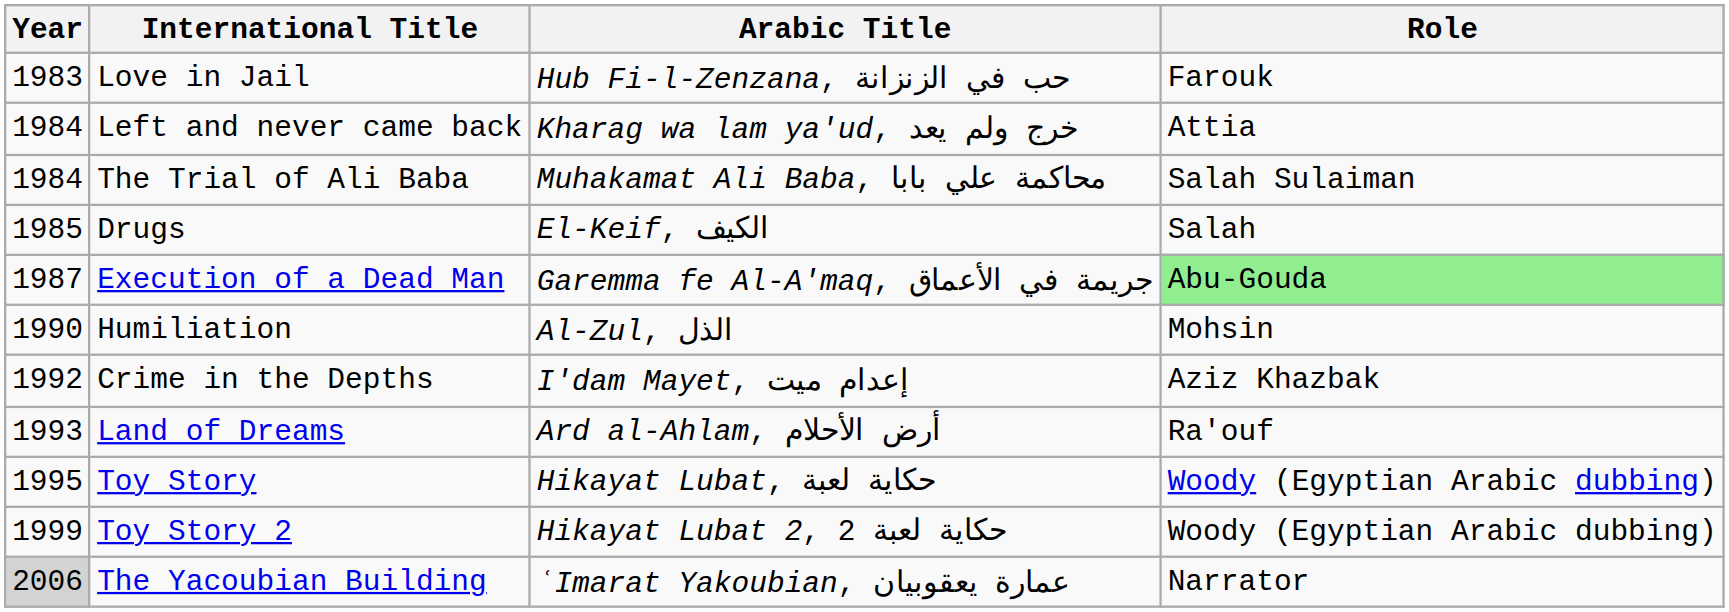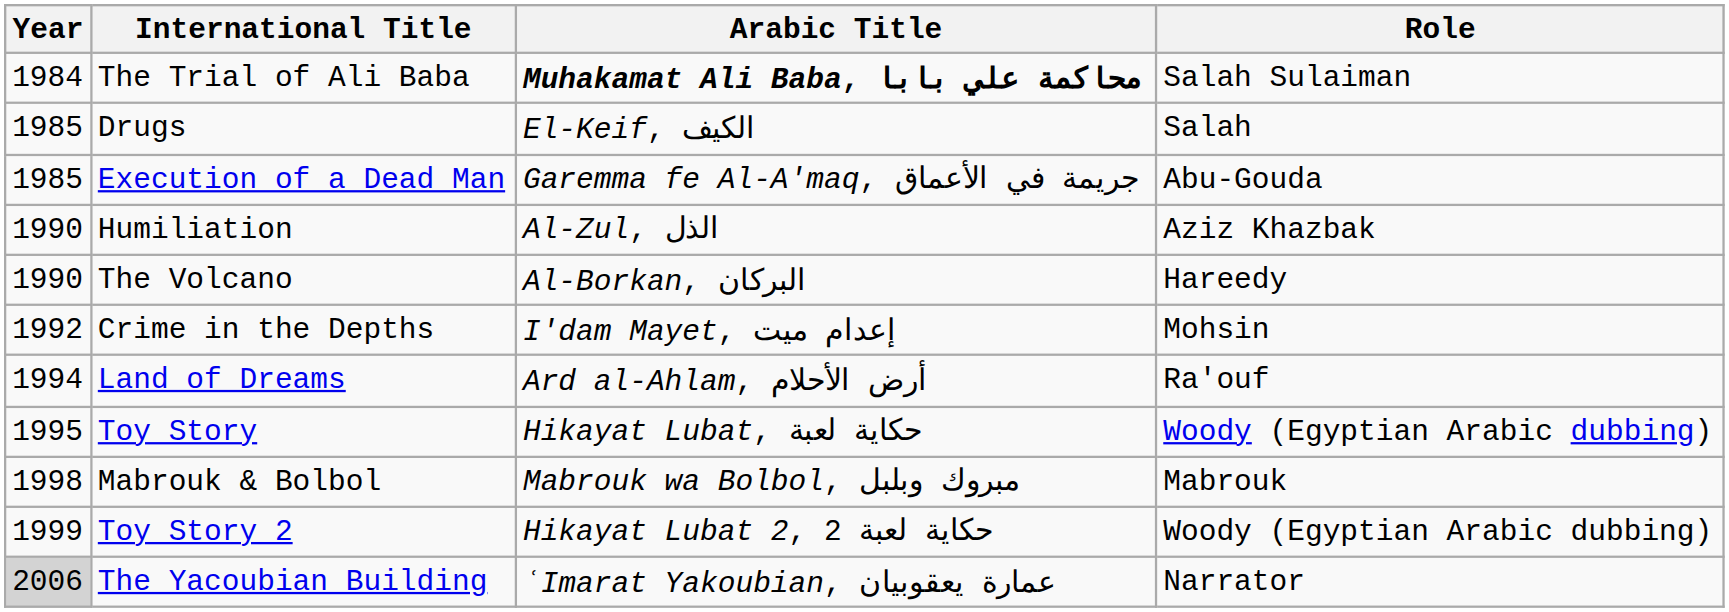- row: (203, 78)
- row: (310, 129)
(821, 180) normal -> (833, 80) bold
(48, 280) 1987 -> (48, 179) 1985
(1247, 280) lightgreen background -> (1243, 179) no background
(1221, 330) Mohsin -> (1270, 230) Aziz Khazbak
+ row: (195, 280)
(1274, 381) Aziz Khazbak -> (1216, 330) Mohsin
(48, 431) 1993 -> (48, 381) 1994
+ row: (239, 481)
